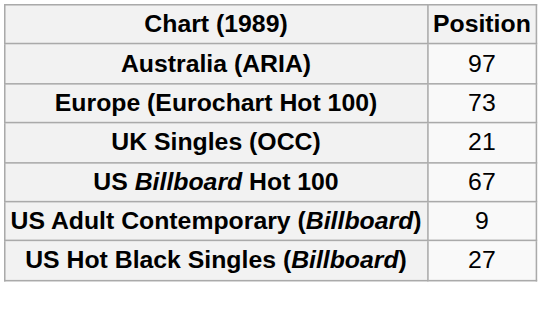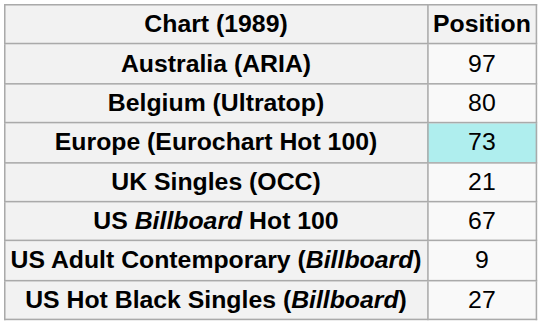+ row: (216, 102)
(482, 102) no background -> (482, 142) paleturquoise background
